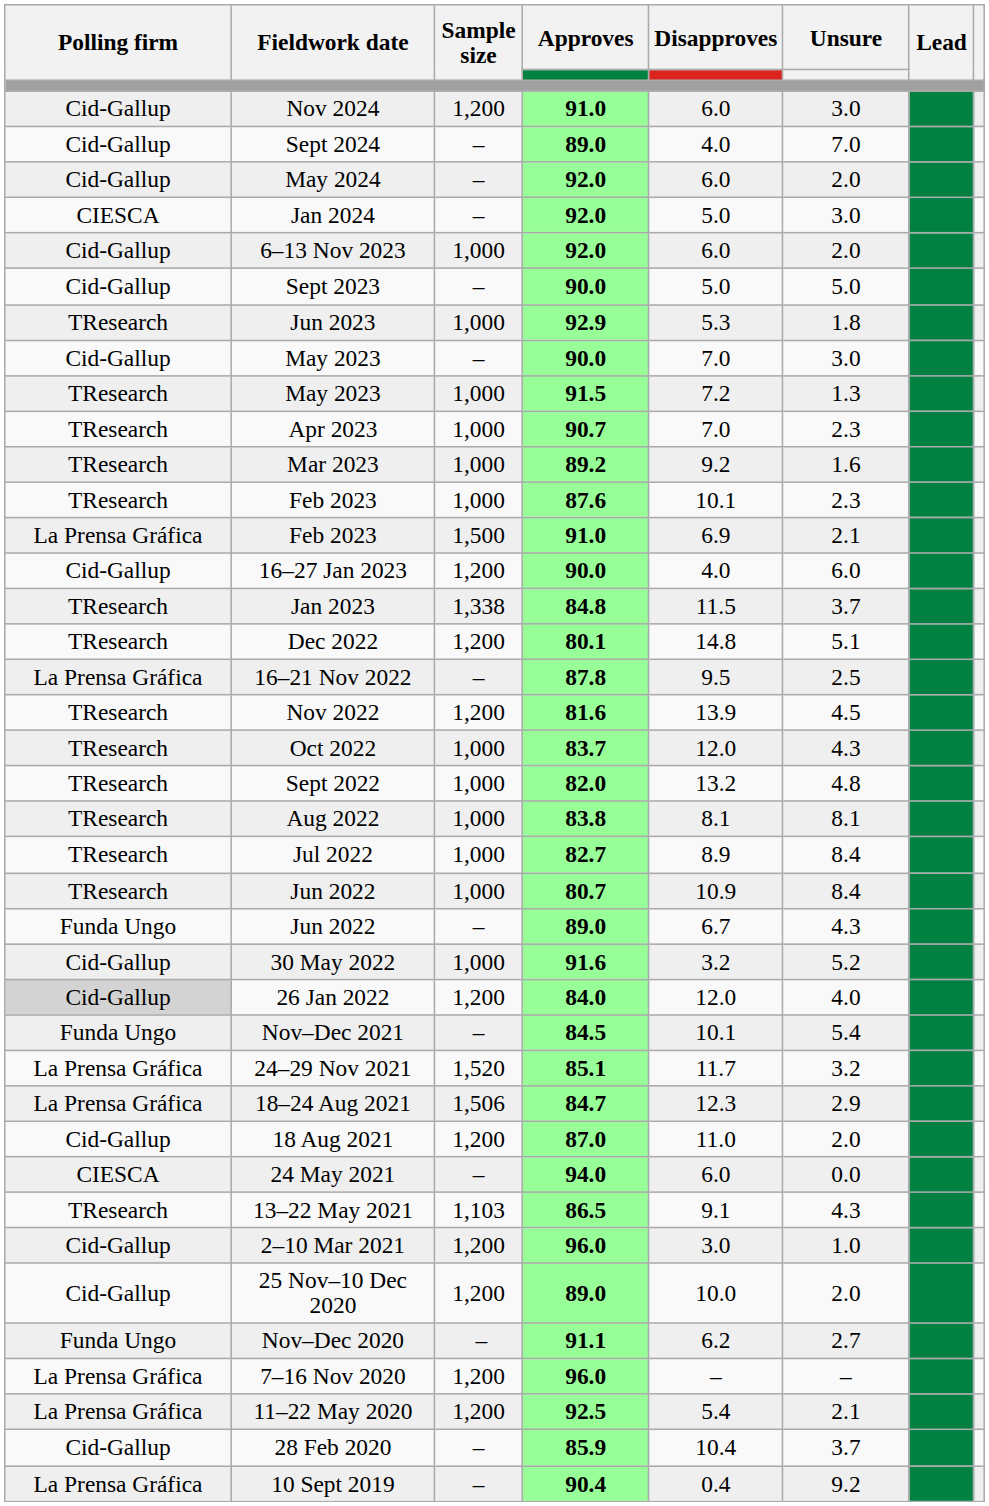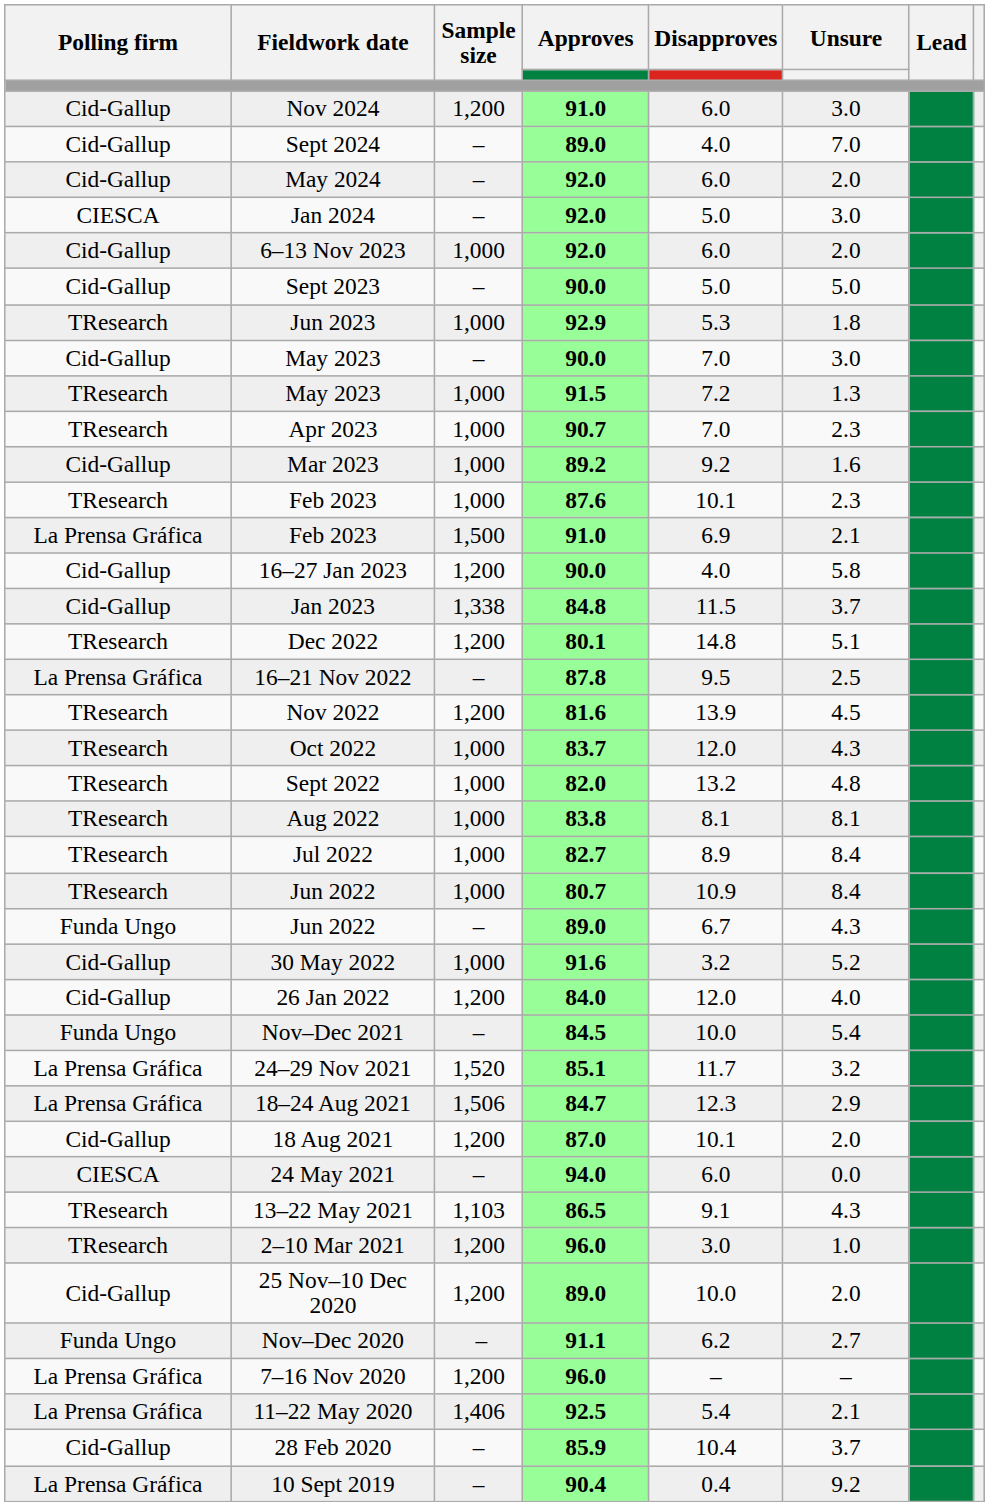(118, 464) TResearch -> (118, 464) Cid-Gallup
(846, 570) 6.0 -> (846, 570) 5.8
(118, 606) TResearch -> (118, 606) Cid-Gallup
(118, 996) lightgrey background -> (118, 996) no background
(716, 1032) 10.1 -> (716, 1032) 10.0
(716, 1138) 11.0 -> (716, 1138) 10.1
(118, 1245) Cid-Gallup -> (118, 1245) TResearch
(479, 1412) 1,200 -> (479, 1412) 1,406
